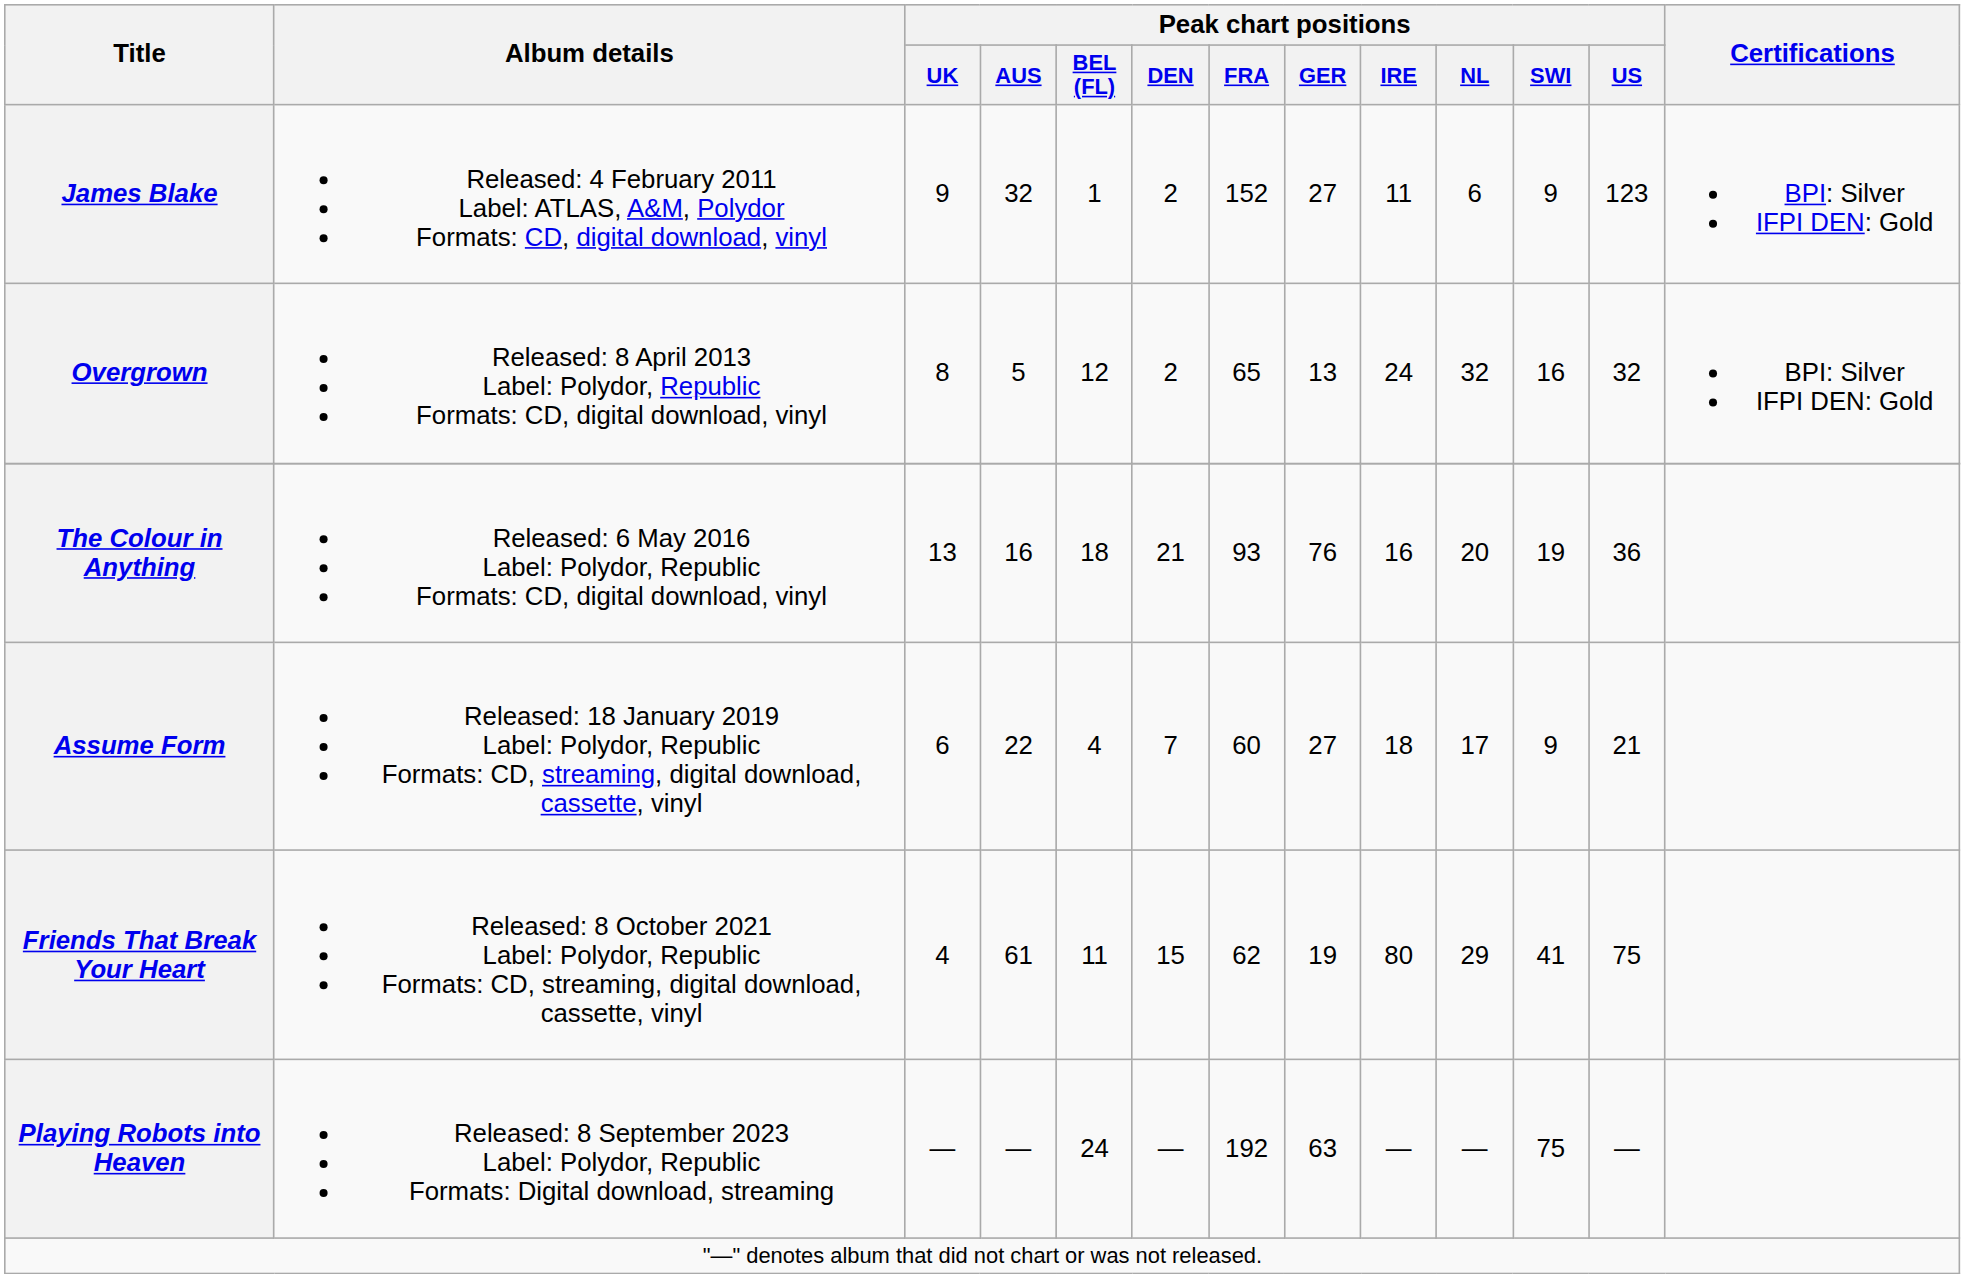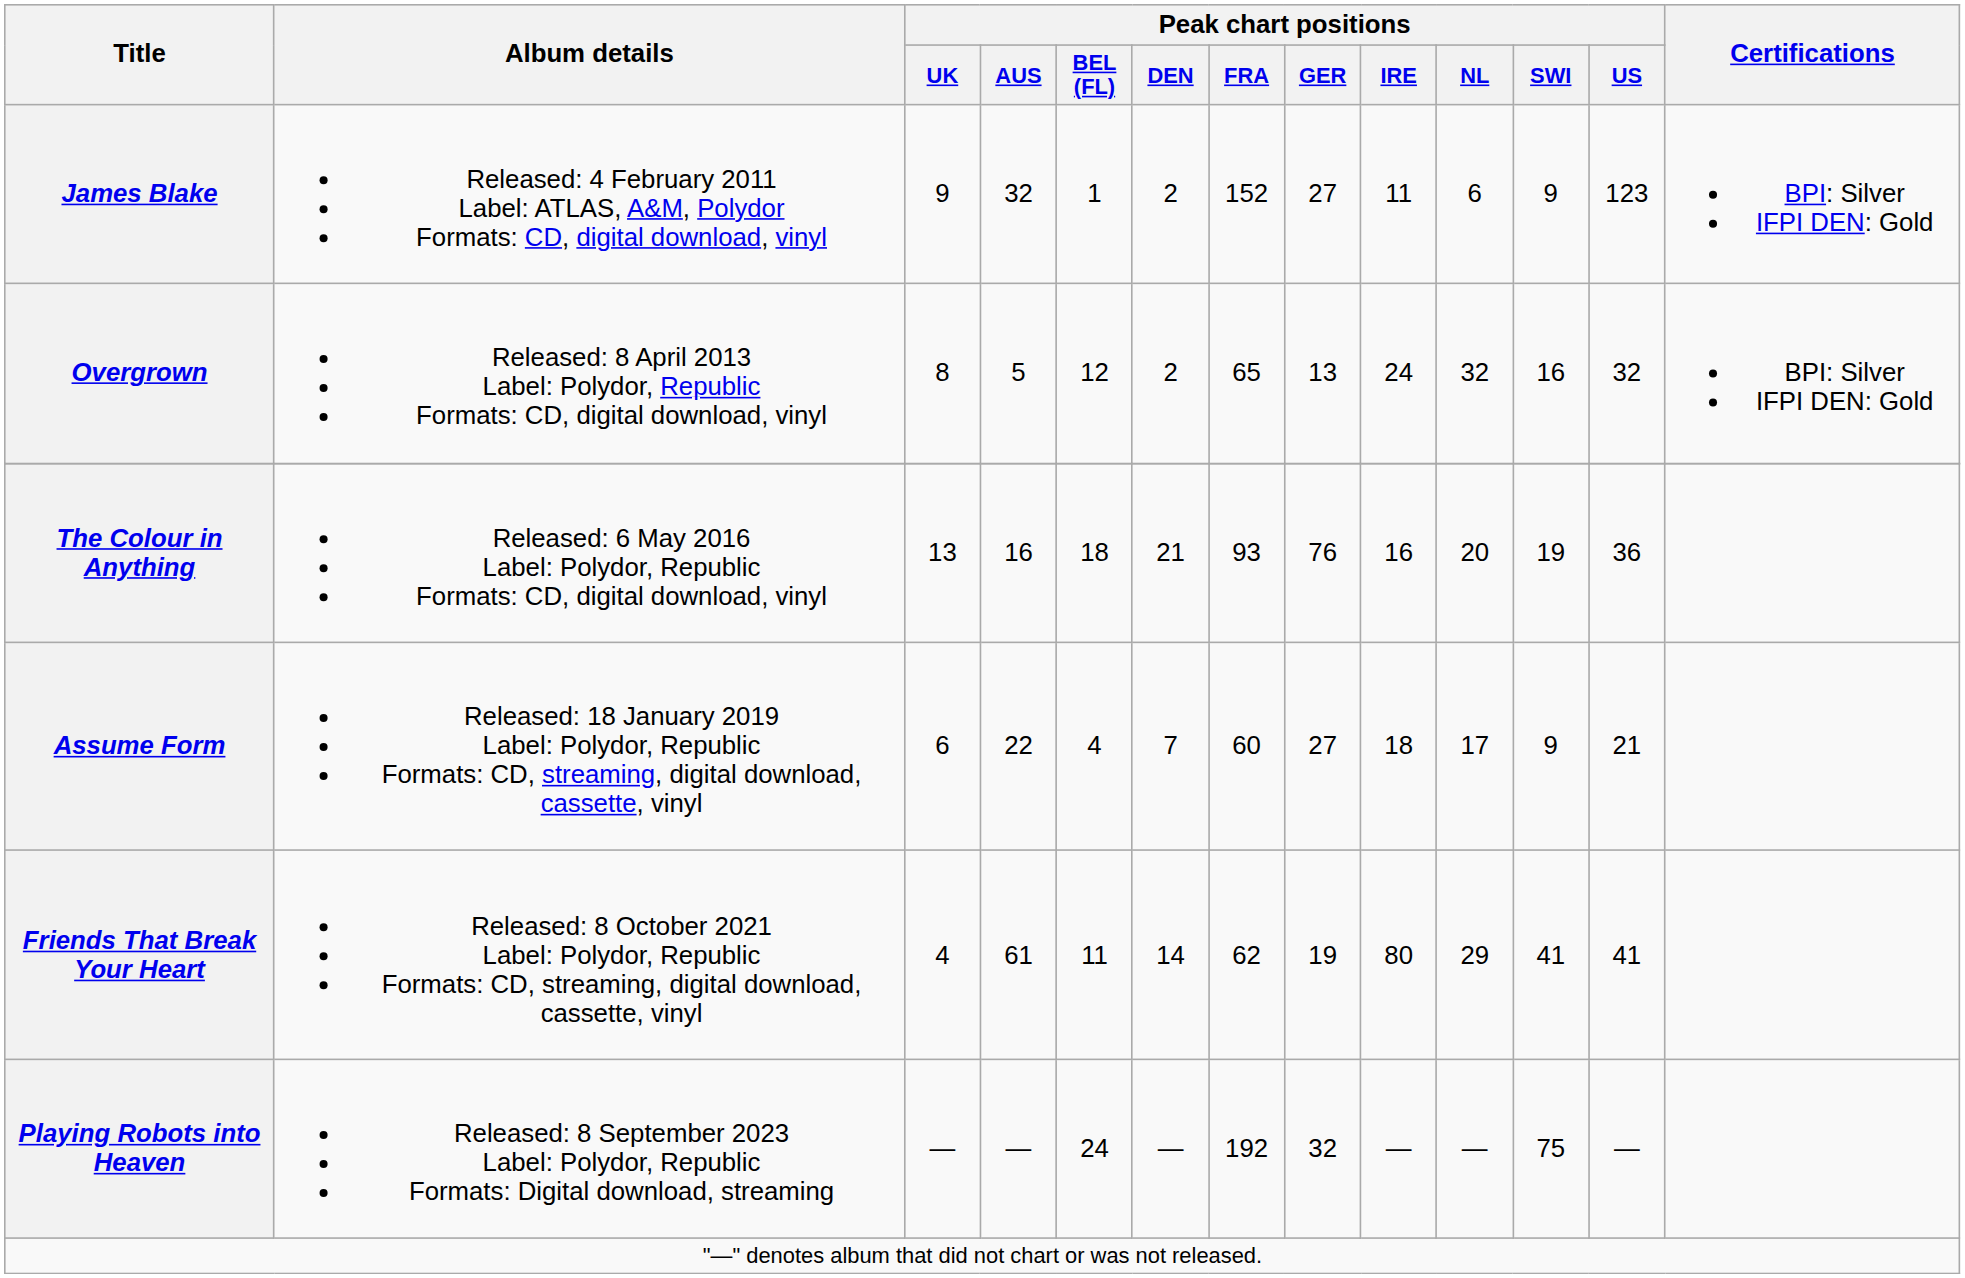(1171, 954) 15 -> (1171, 954) 14
(1627, 954) 75 -> (1627, 954) 41
(1323, 1148) 63 -> (1323, 1148) 32
